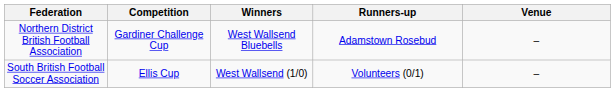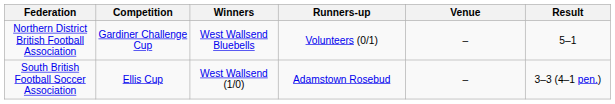+ column: (568, 12)
(388, 40) Adamstown Rosebud -> (342, 40) Volunteers (0/1)
(388, 73) Volunteers (0/1) -> (342, 79) Adamstown Rosebud
